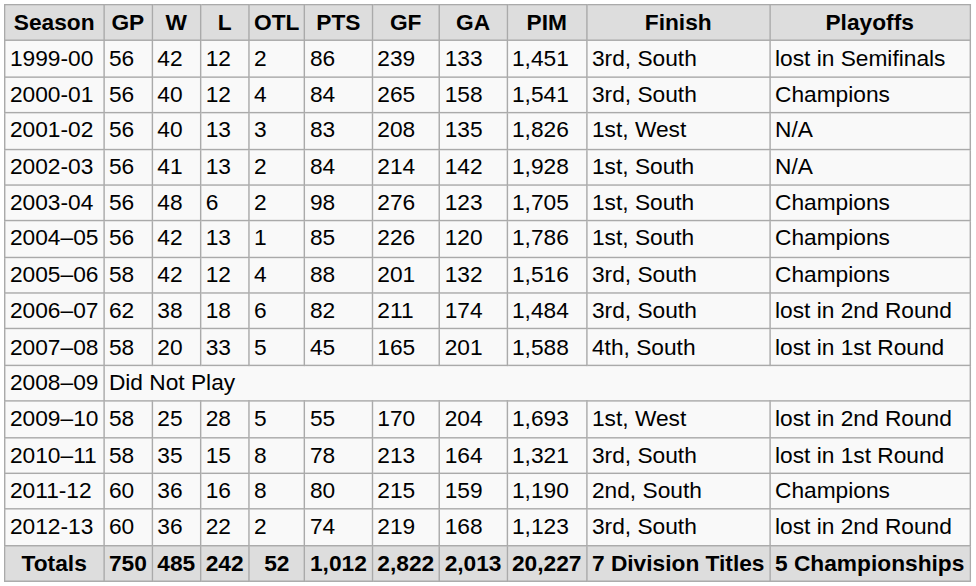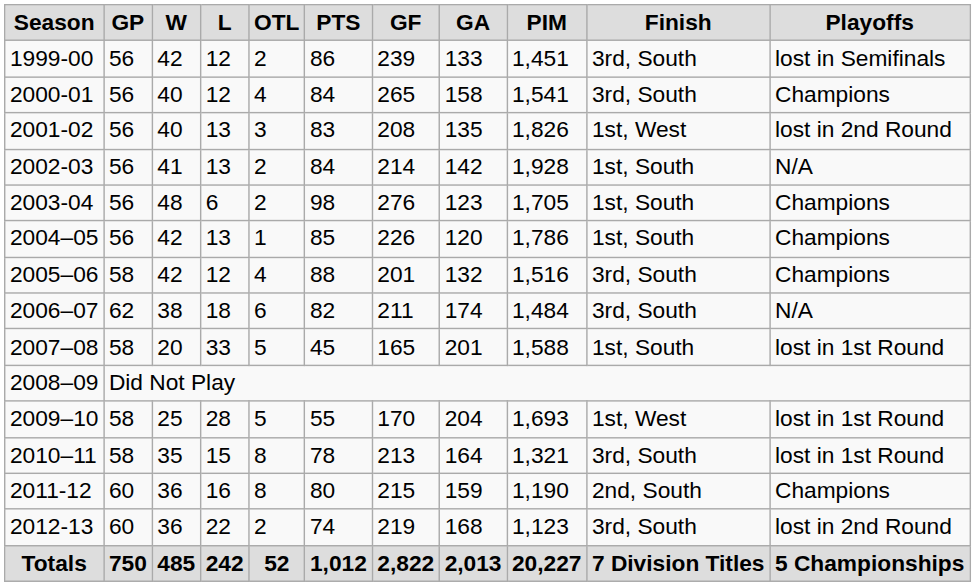(794, 130) N/A -> (863, 130) lost in 2nd Round
(863, 310) lost in 2nd Round -> (794, 310) N/A
(644, 346) 4th, South -> (643, 346) 1st, South
(863, 418) lost in 2nd Round -> (860, 418) lost in 1st Round
